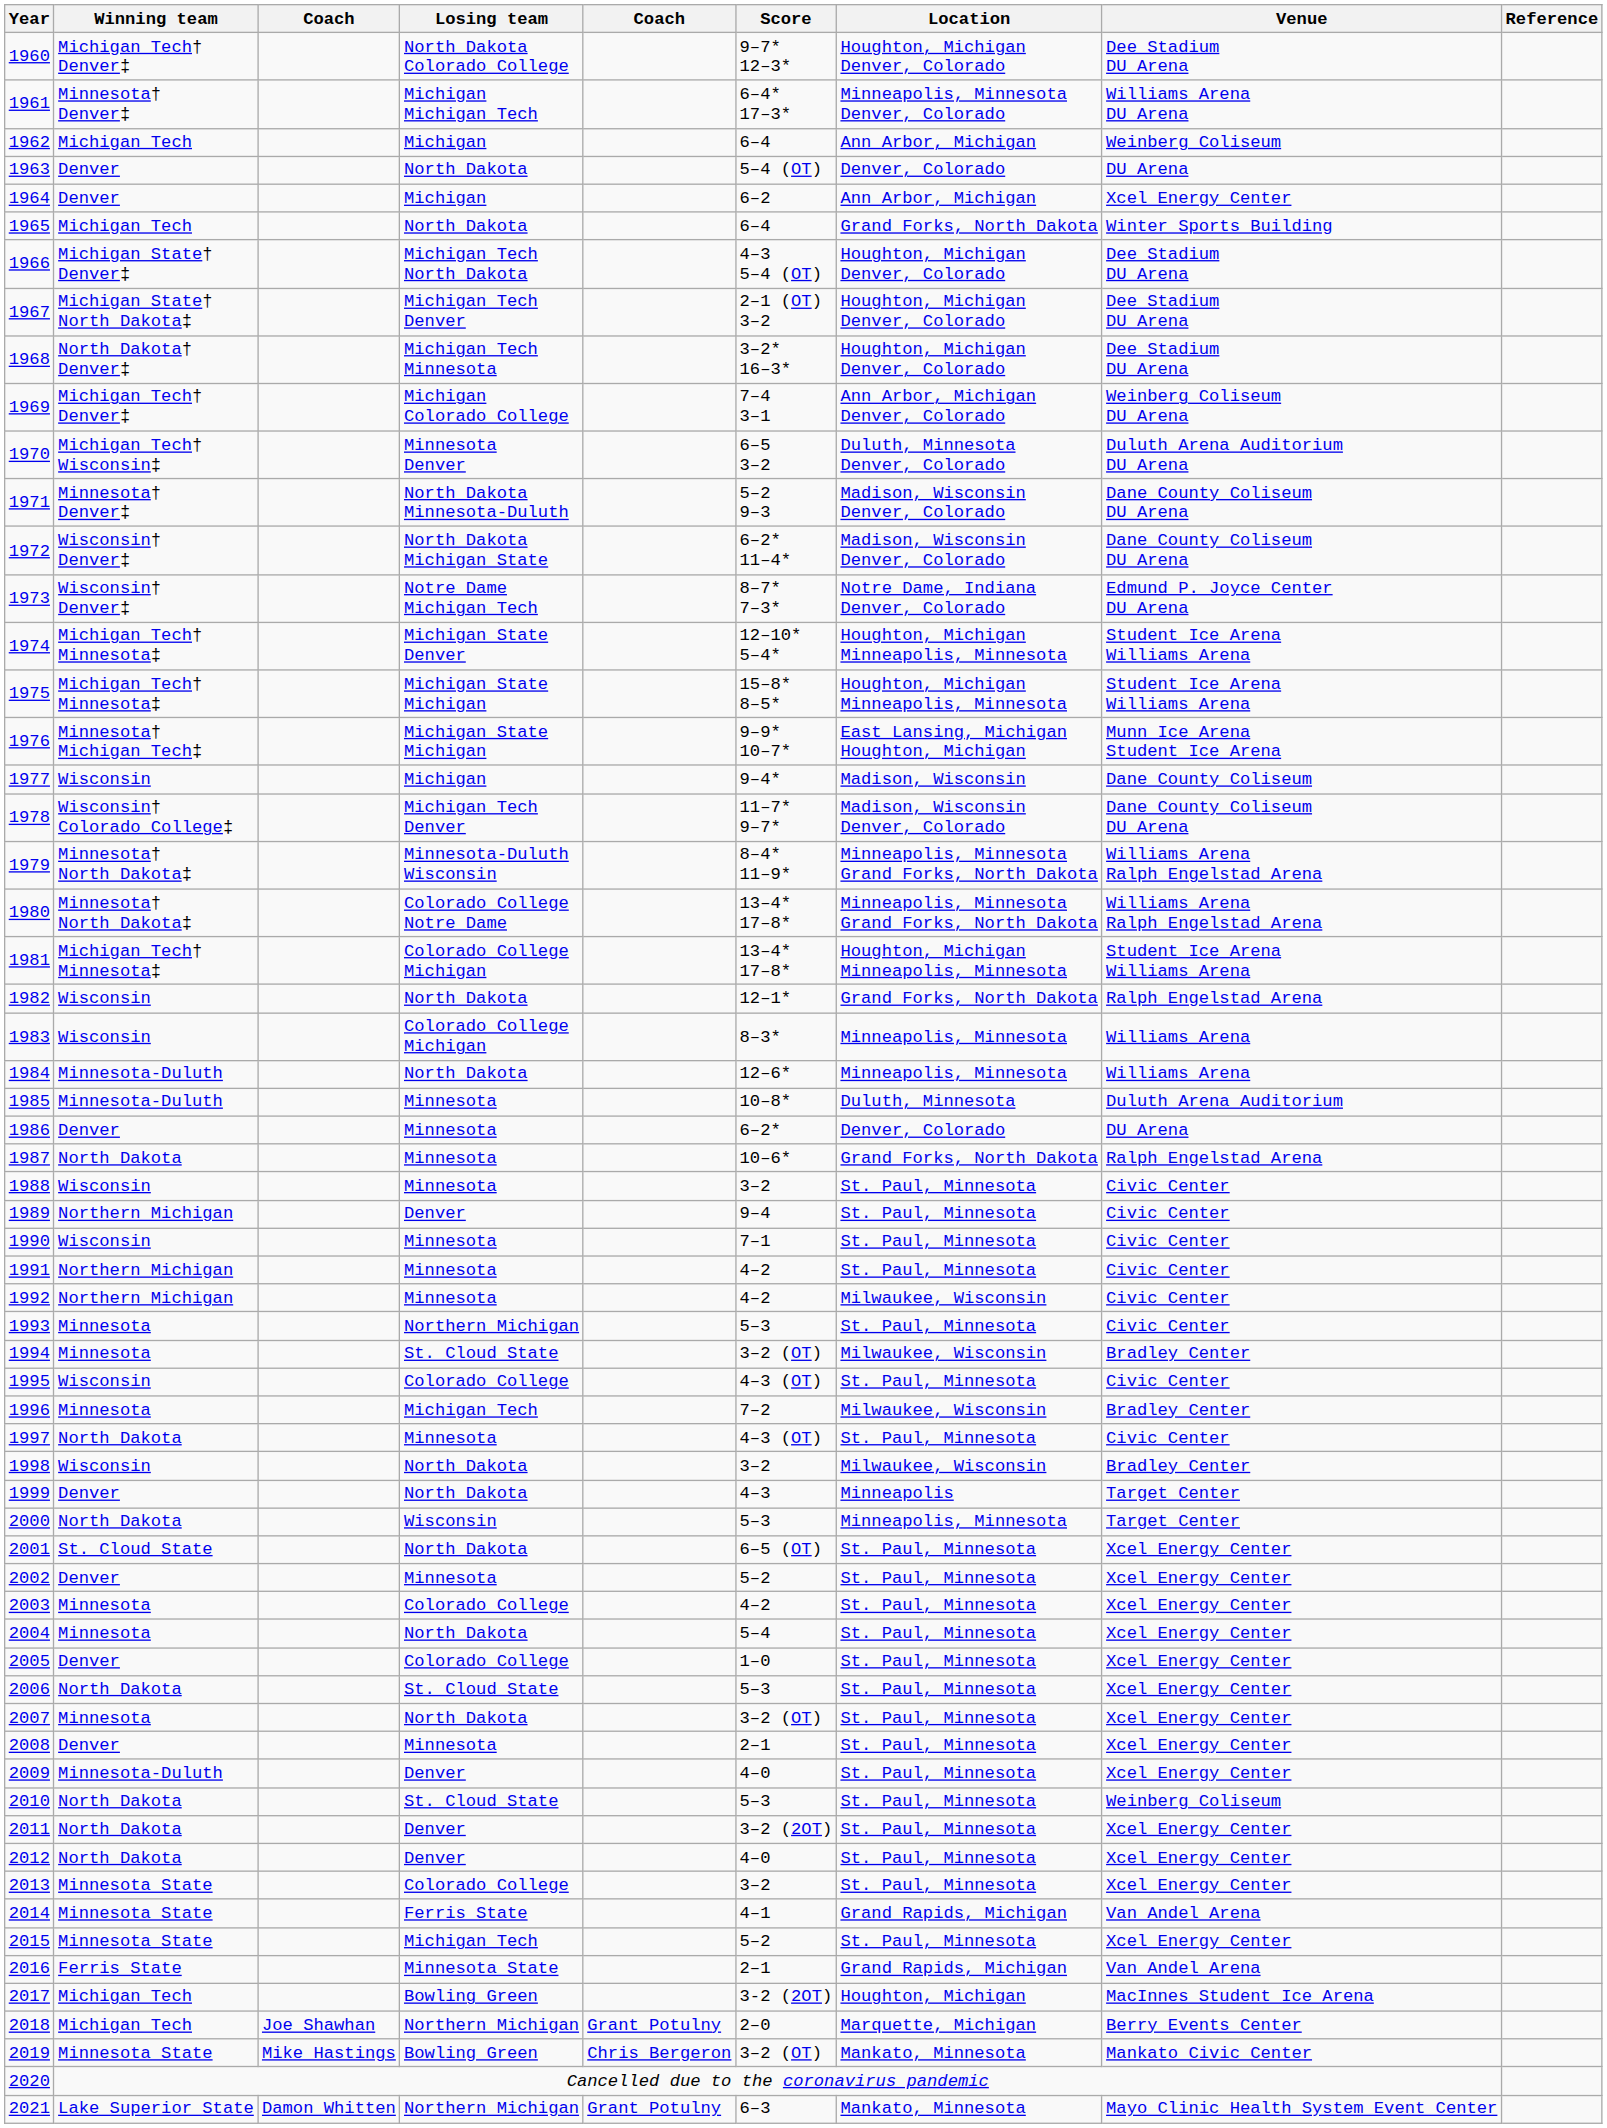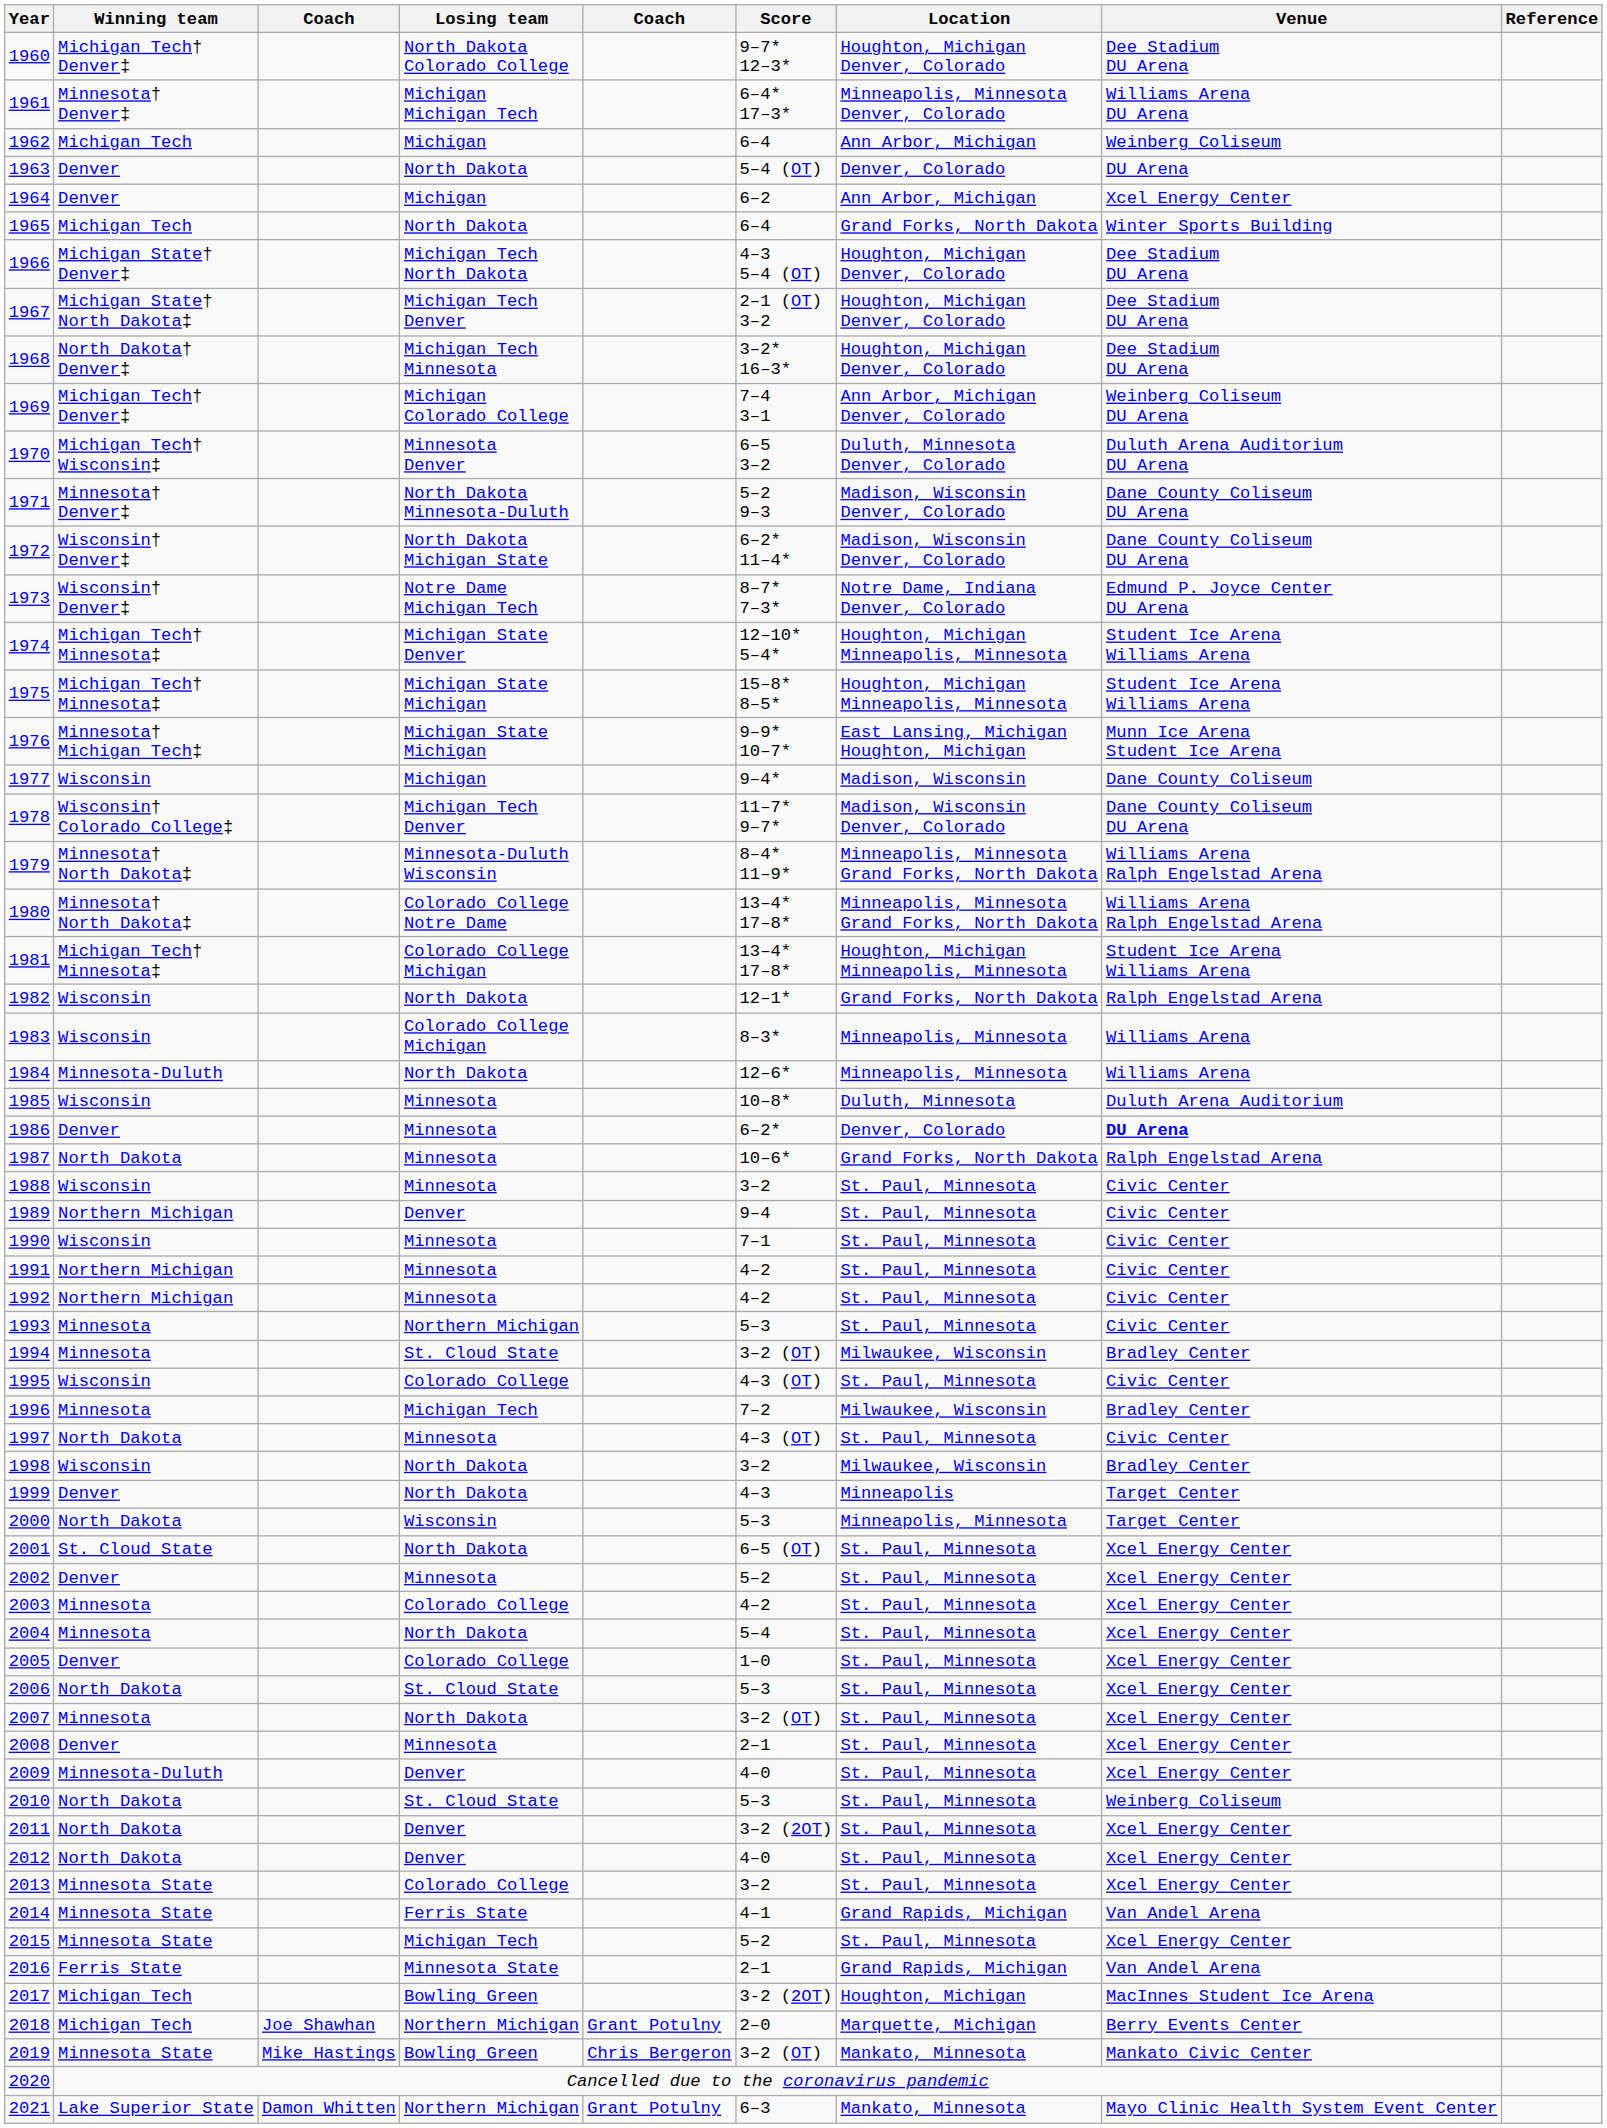(141, 1102) Minnesota-Duluth -> (104, 1102) Wisconsin
(1147, 1130) normal -> (1147, 1130) bold
(943, 1298) Milwaukee, Wisconsin -> (938, 1298) St. Paul, Minnesota
